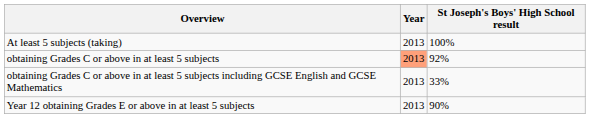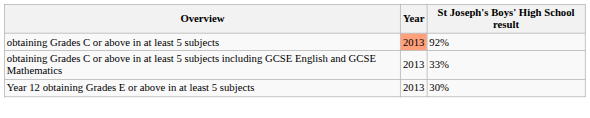- row: (64, 42)
(439, 105) 90% -> (439, 88) 30%
